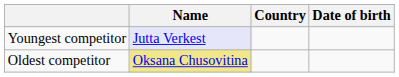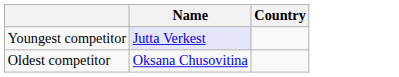- column: (352, 15)
(190, 60) khaki background -> (190, 60) no background
